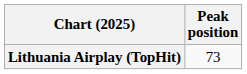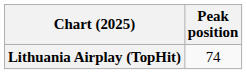(213, 56) 73 -> (213, 56) 74
